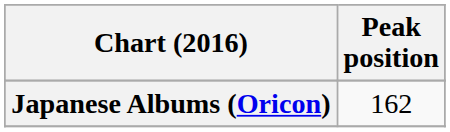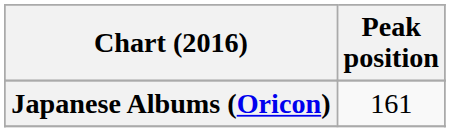(391, 103) 162 -> (391, 103) 161
